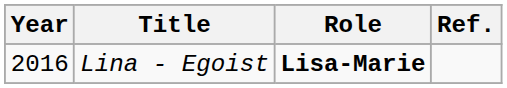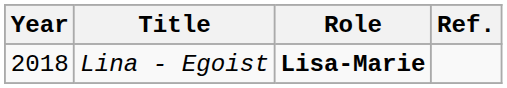(40, 64) 2016 -> (40, 64) 2018
